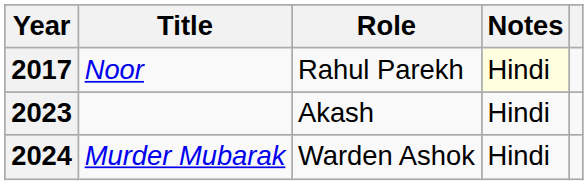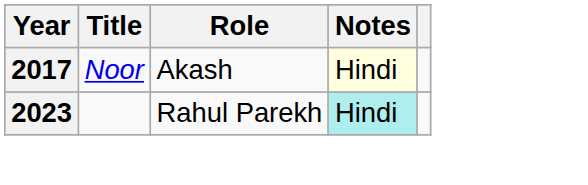(381, 69) Rahul Parekh -> (195, 69) Akash
(336, 112) Akash -> (239, 112) Rahul Parekh
(519, 112) no background -> (366, 112) paleturquoise background
- row: (42, 156)
